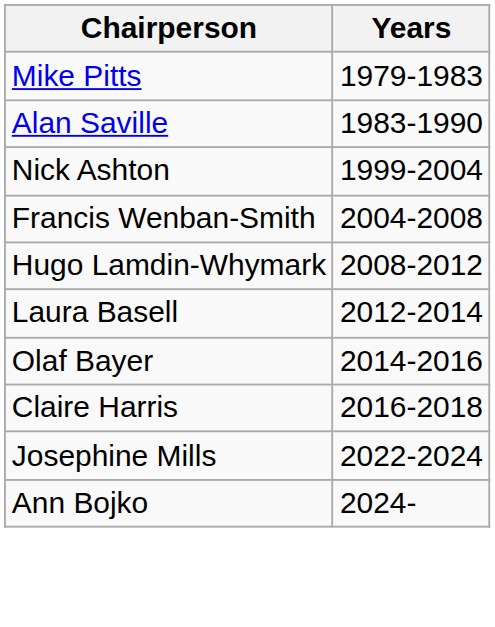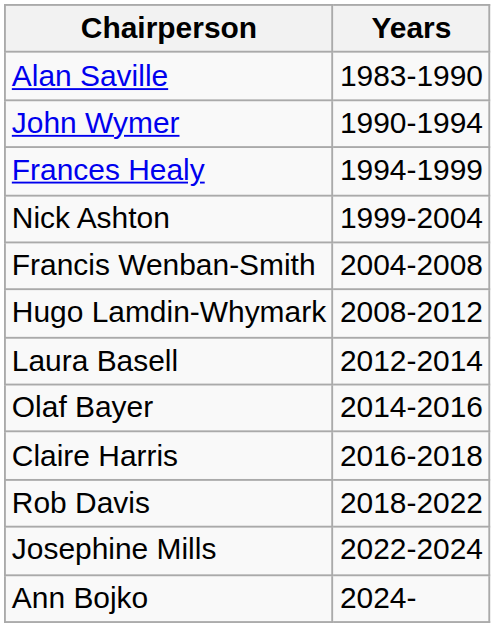- row: (77, 75)
+ row: (96, 123)
+ row: (108, 170)
+ row: (81, 502)
